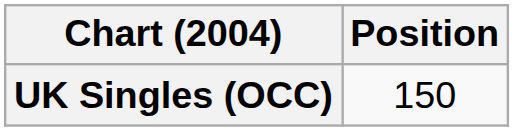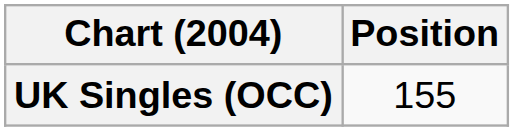(425, 94) 150 -> (425, 94) 155
